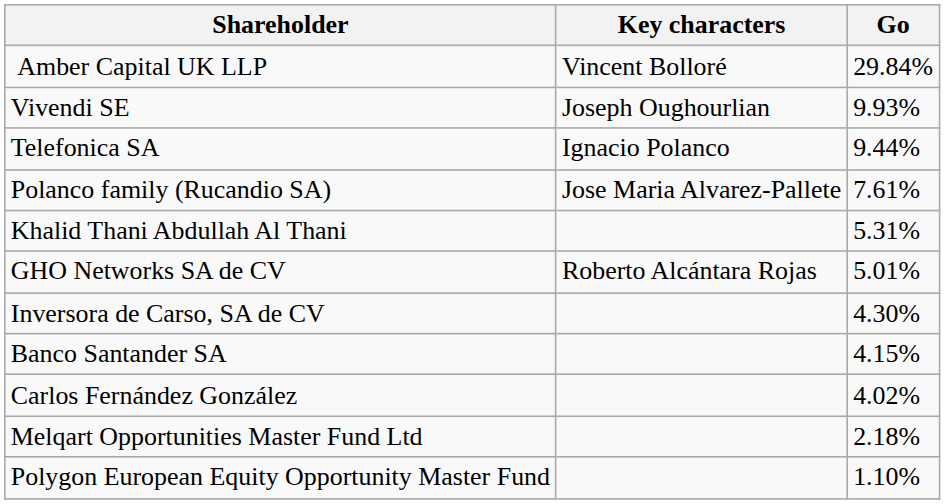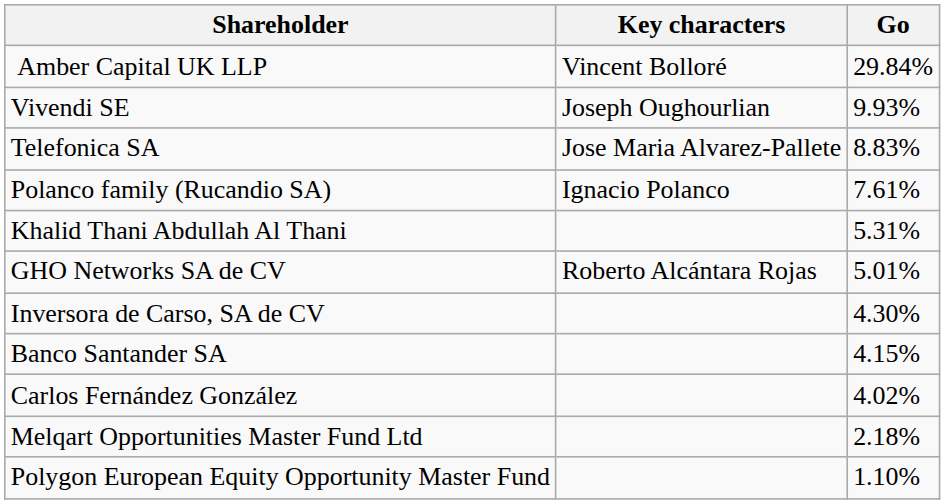(646, 148) Ignacio Polanco -> (702, 148) Jose Maria Alvarez-Pallete
(887, 148) 9.44% -> (887, 148) 8.83%
(702, 189) Jose Maria Alvarez-Pallete -> (646, 189) Ignacio Polanco
